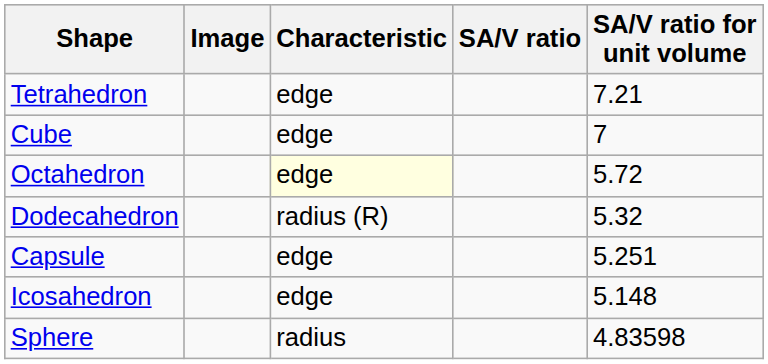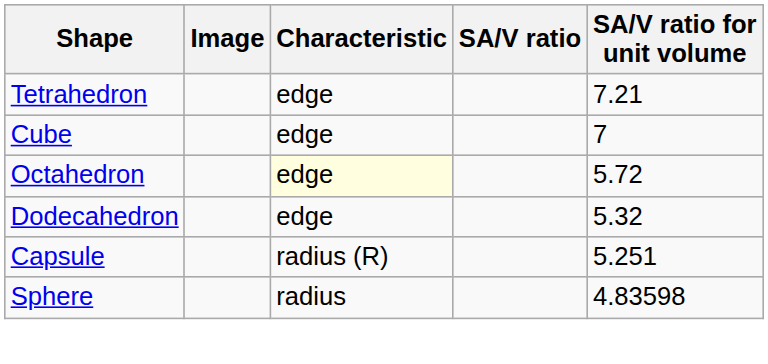(332, 216) radius (R) -> (305, 216) edge
(305, 256) edge -> (332, 256) radius (R)
- row: (81, 297)
